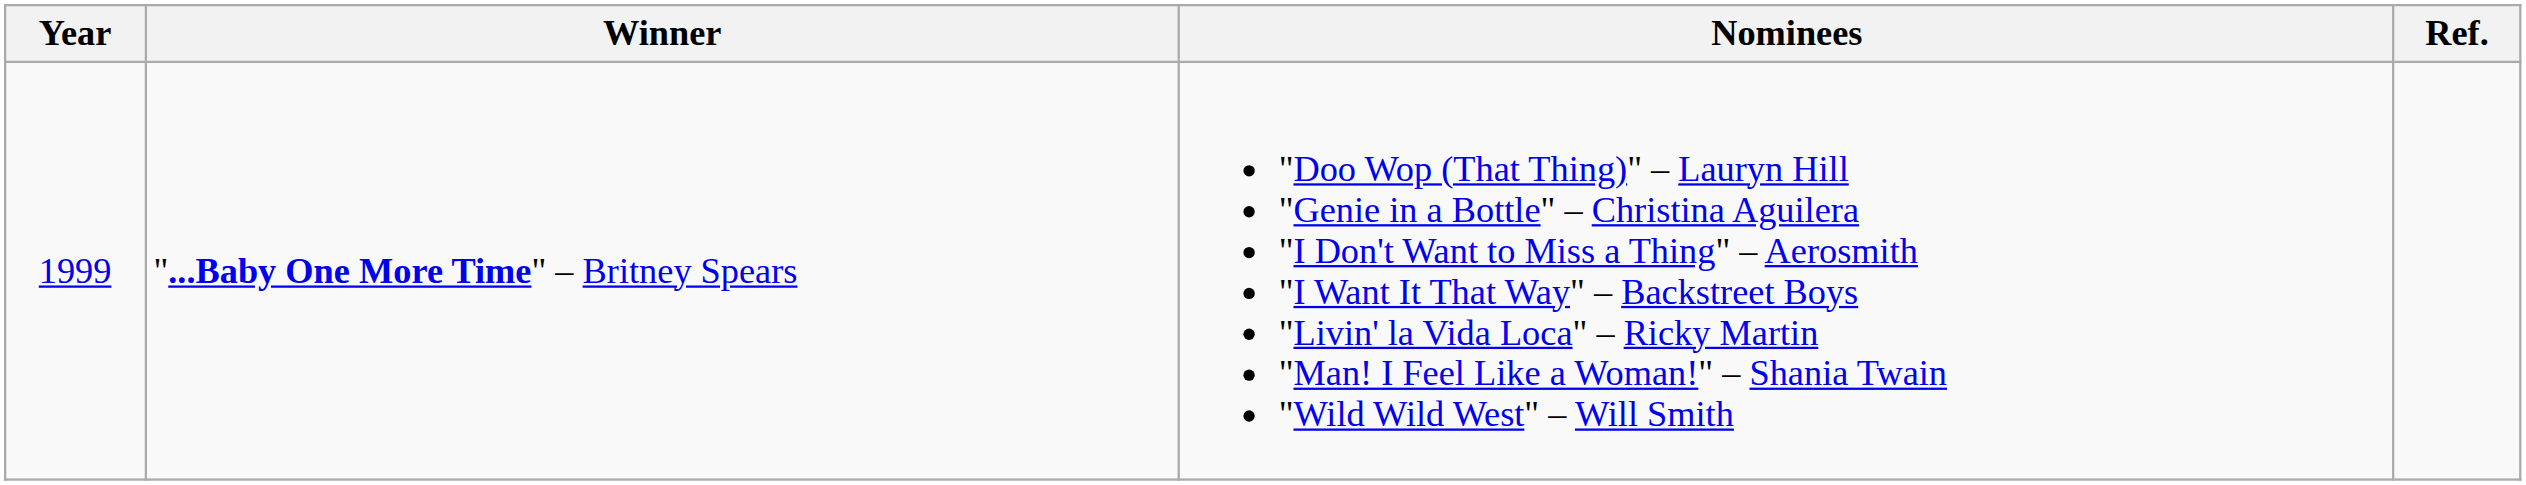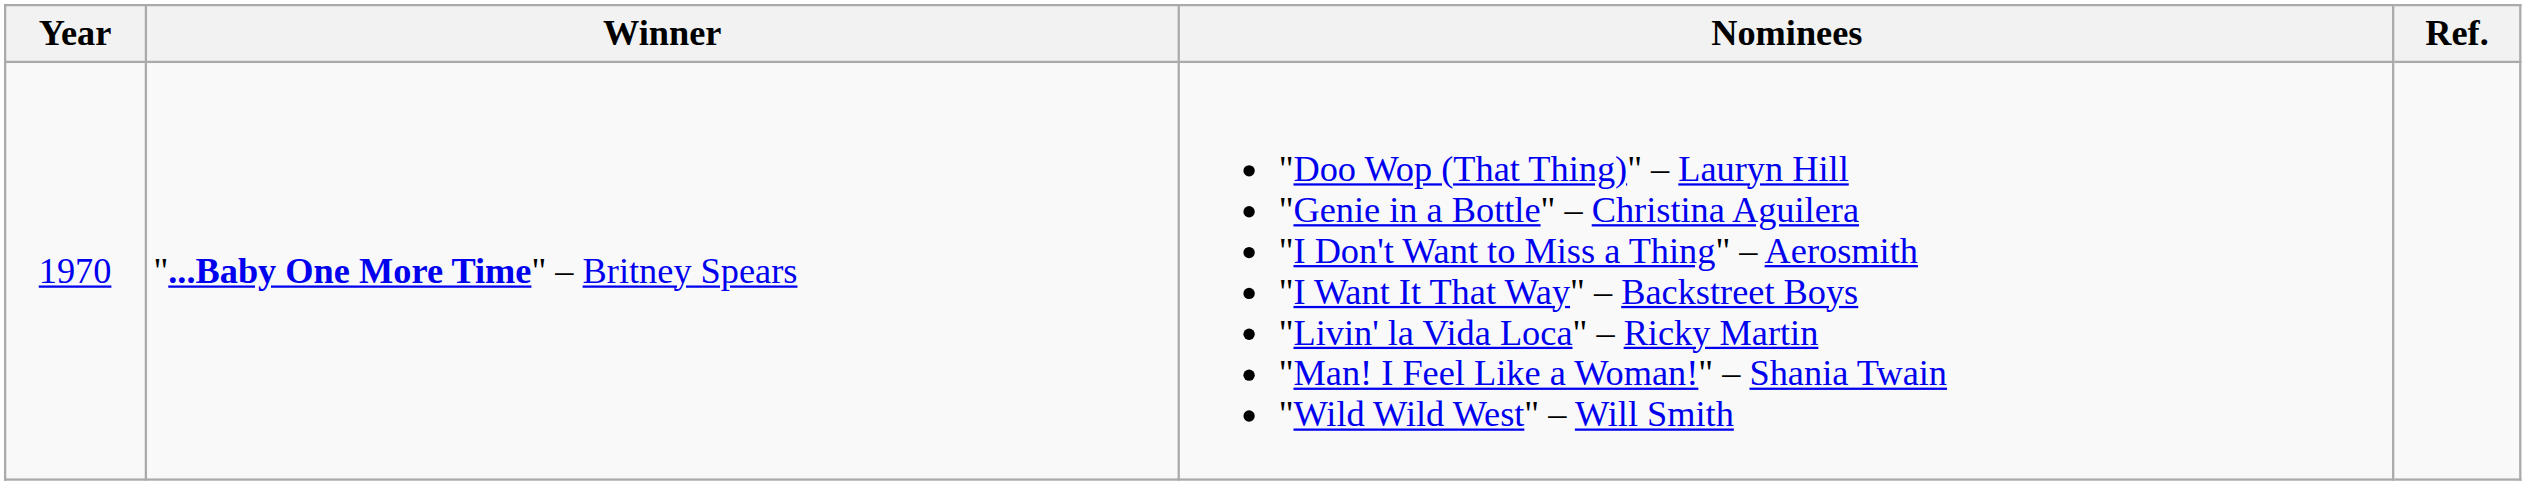(75, 270) 1999 -> (75, 270) 1970
